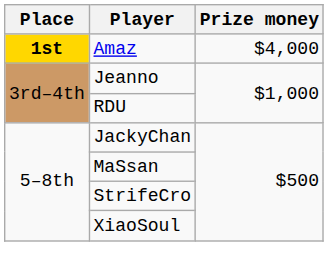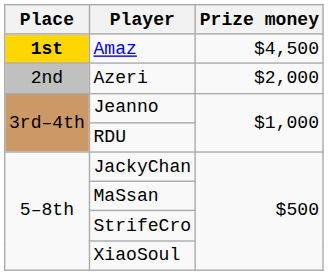(286, 49) $4,000 -> (286, 49) $4,500
+ row: (121, 78)
